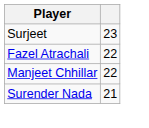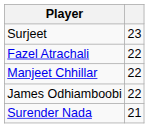+ row: (64, 93)
